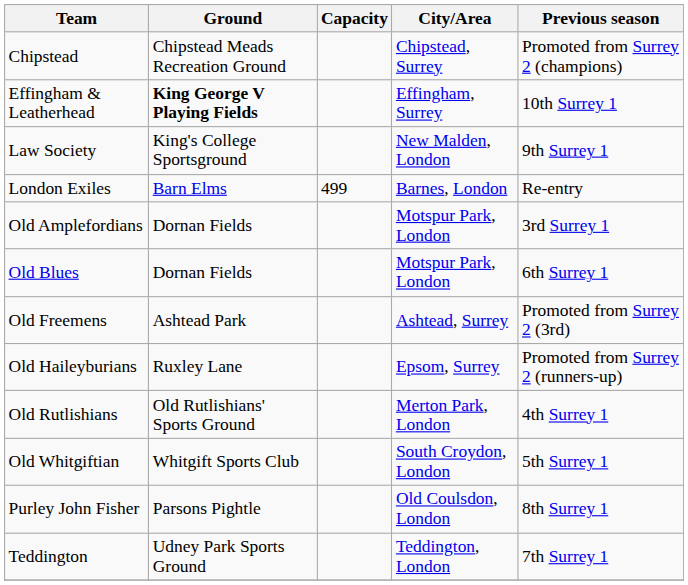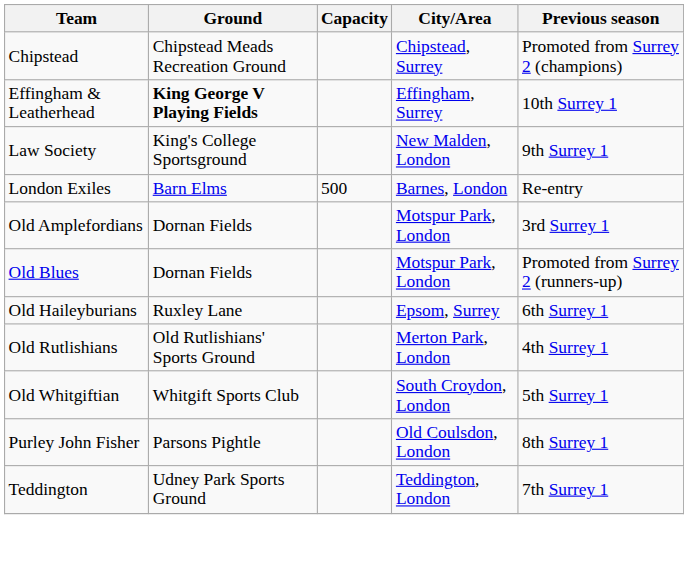(334, 187) 499 -> (334, 187) 500
(565, 272) 6th Surrey 1 -> (600, 272) Promoted from Surrey 2 (runners-up)
- row: (58, 319)
(600, 367) Promoted from Surrey 2 (runners-up) -> (565, 310) 6th Surrey 1
